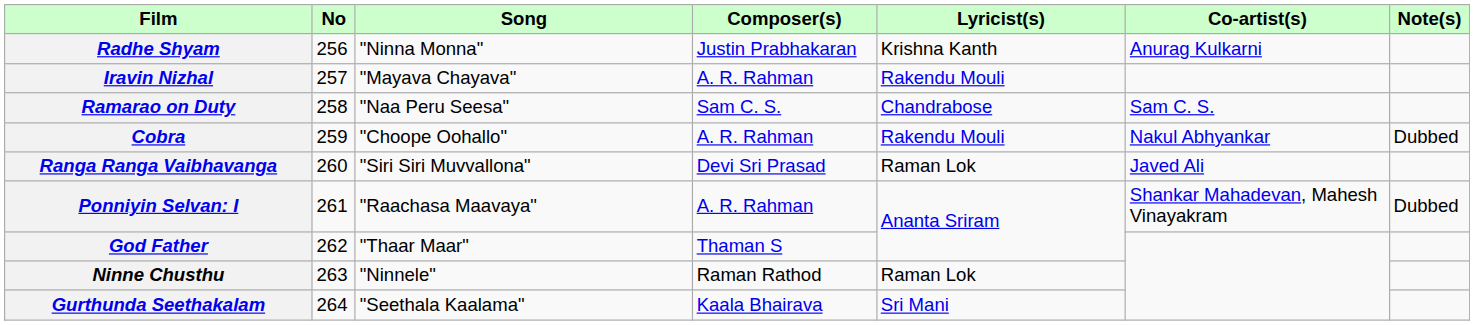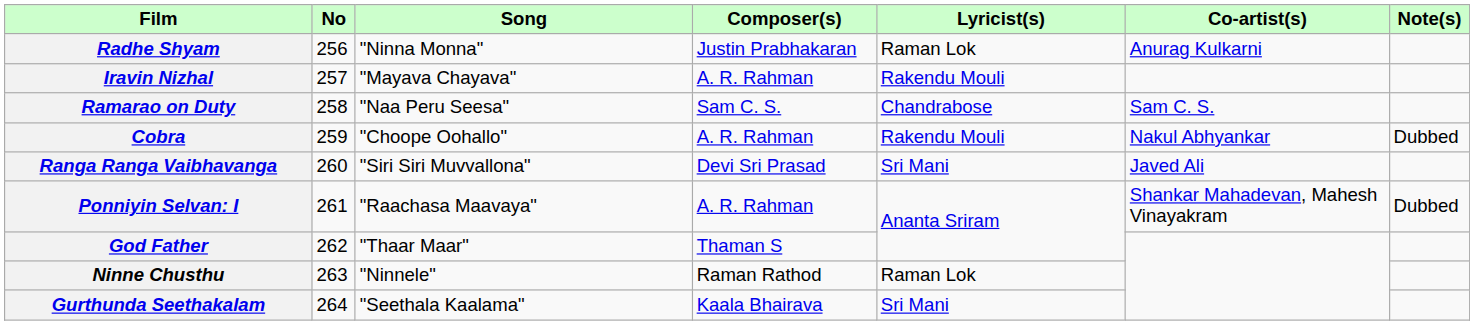(939, 48) Krishna Kanth -> (928, 48) Raman Lok
(928, 166) Raman Lok -> (915, 166) Sri Mani
